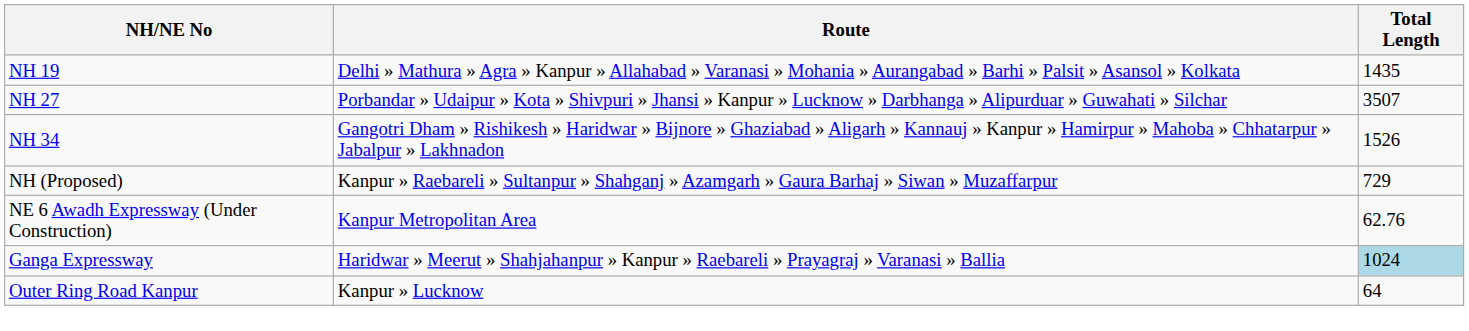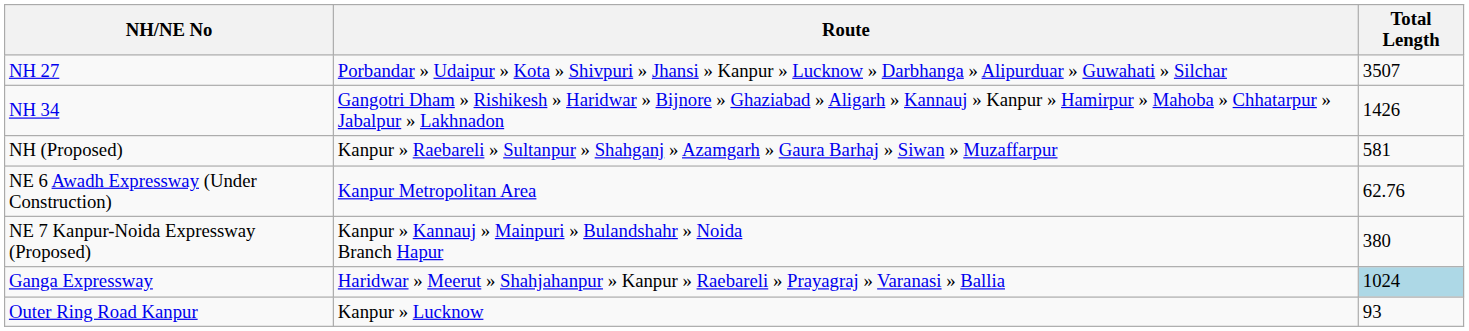- row: (34, 70)
(1381, 140) 1526 -> (1381, 110) 1426
(1377, 180) 729 -> (1377, 150) 581
+ row: (132, 241)
(1372, 290) 64 -> (1372, 311) 93
